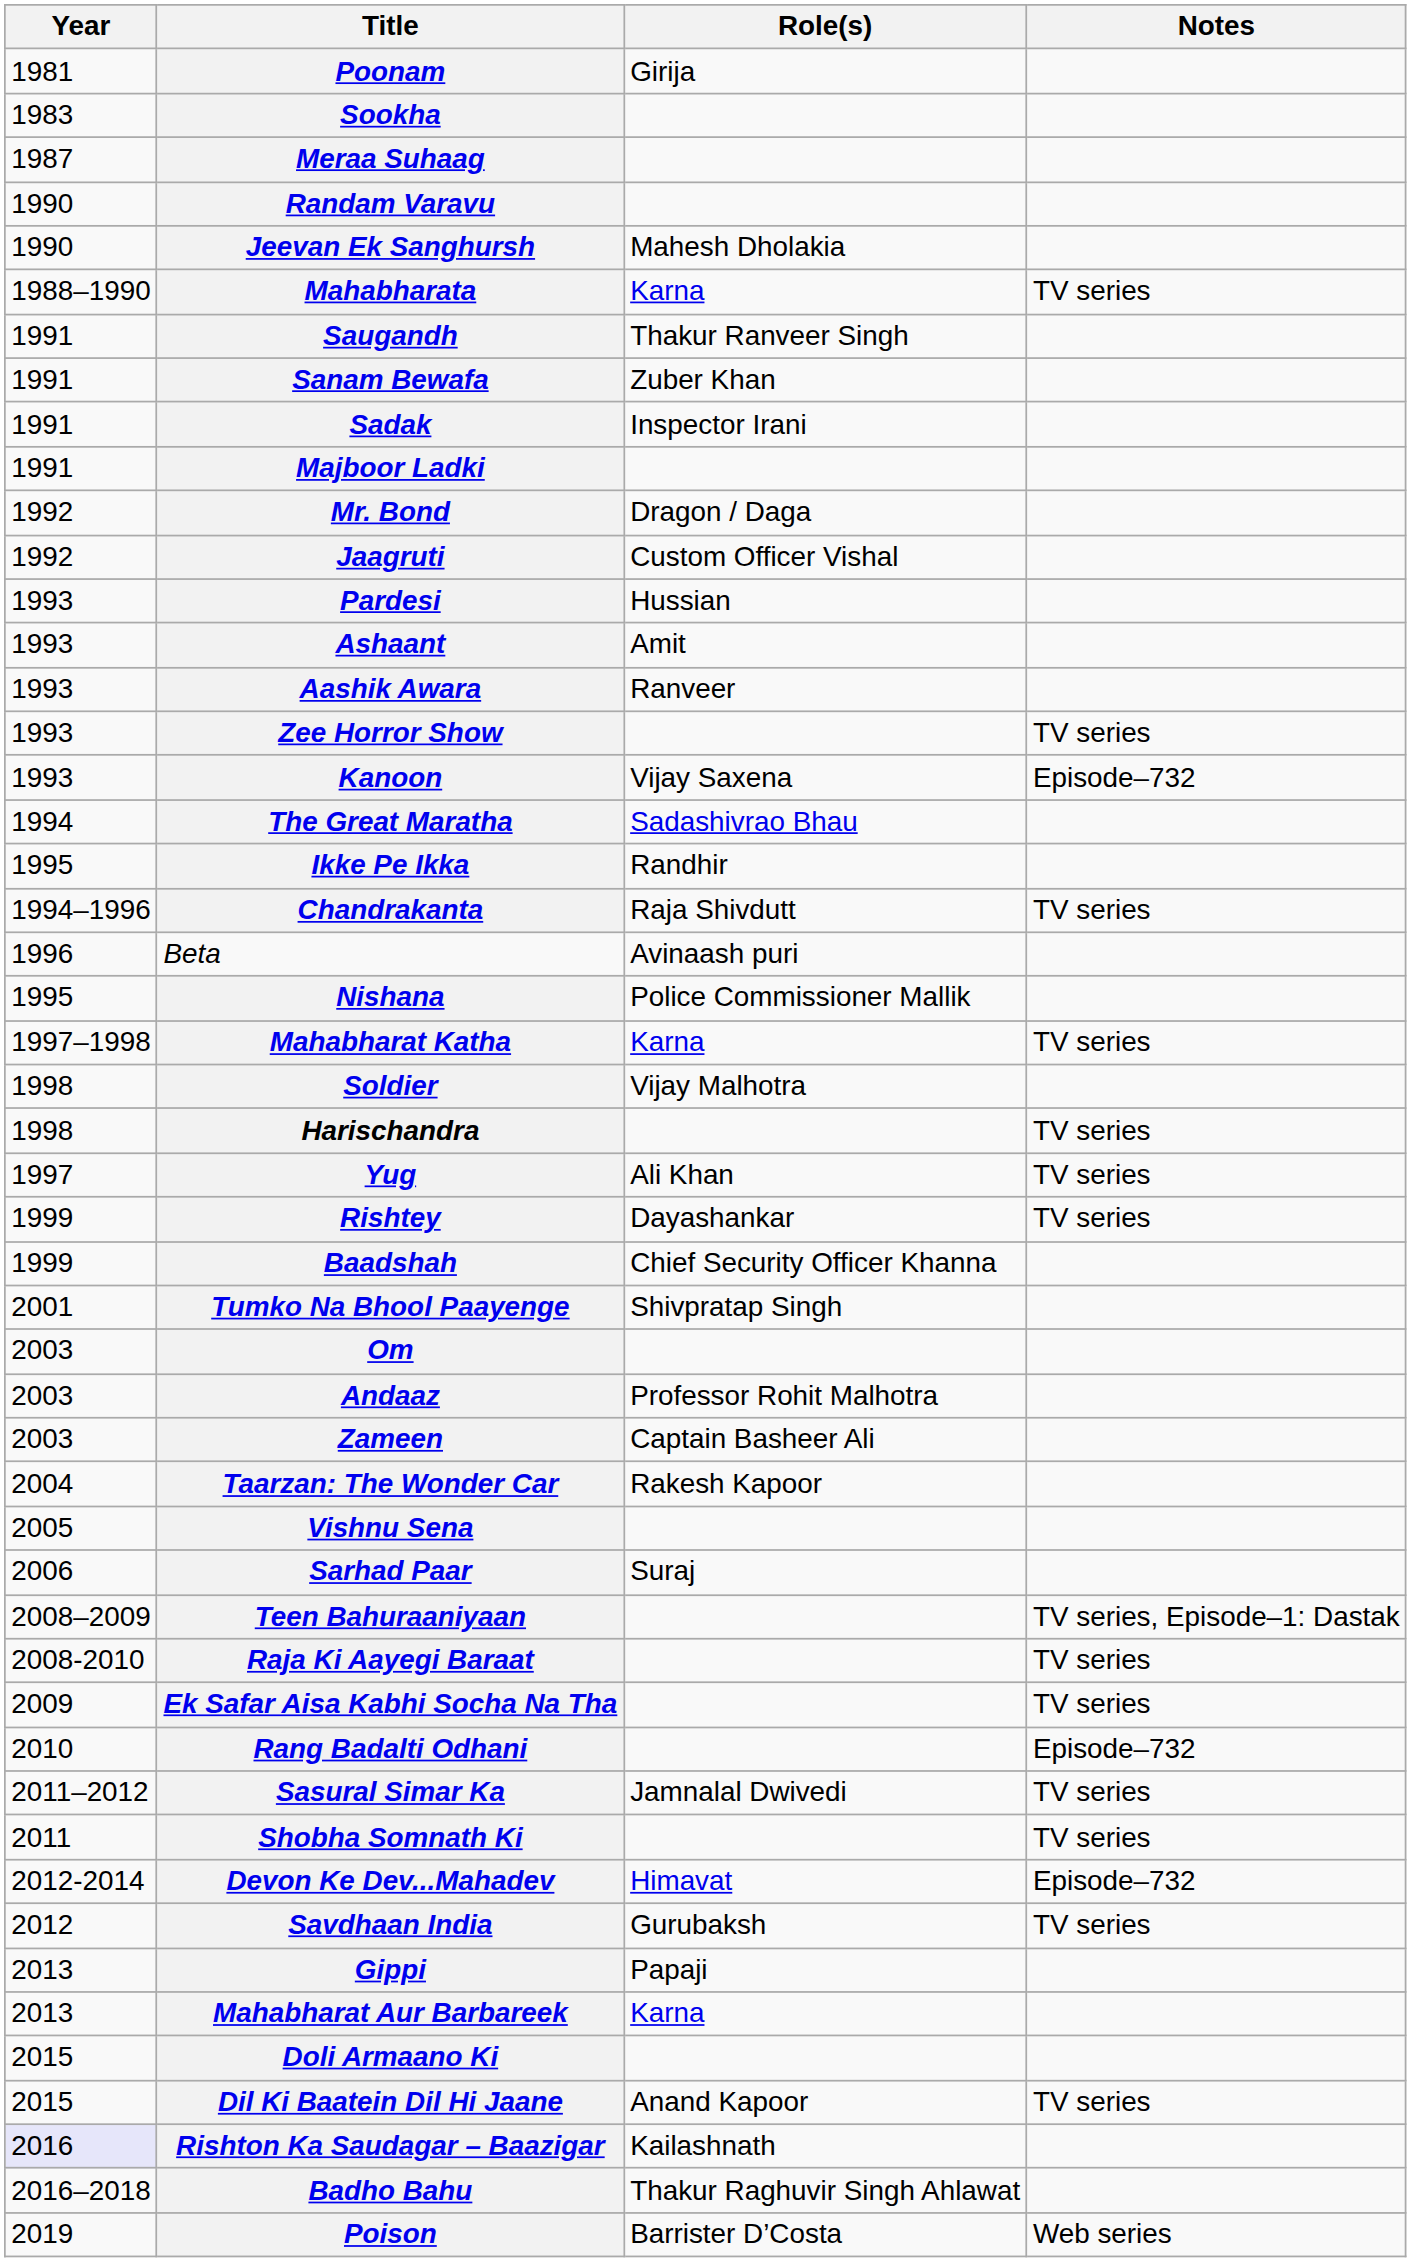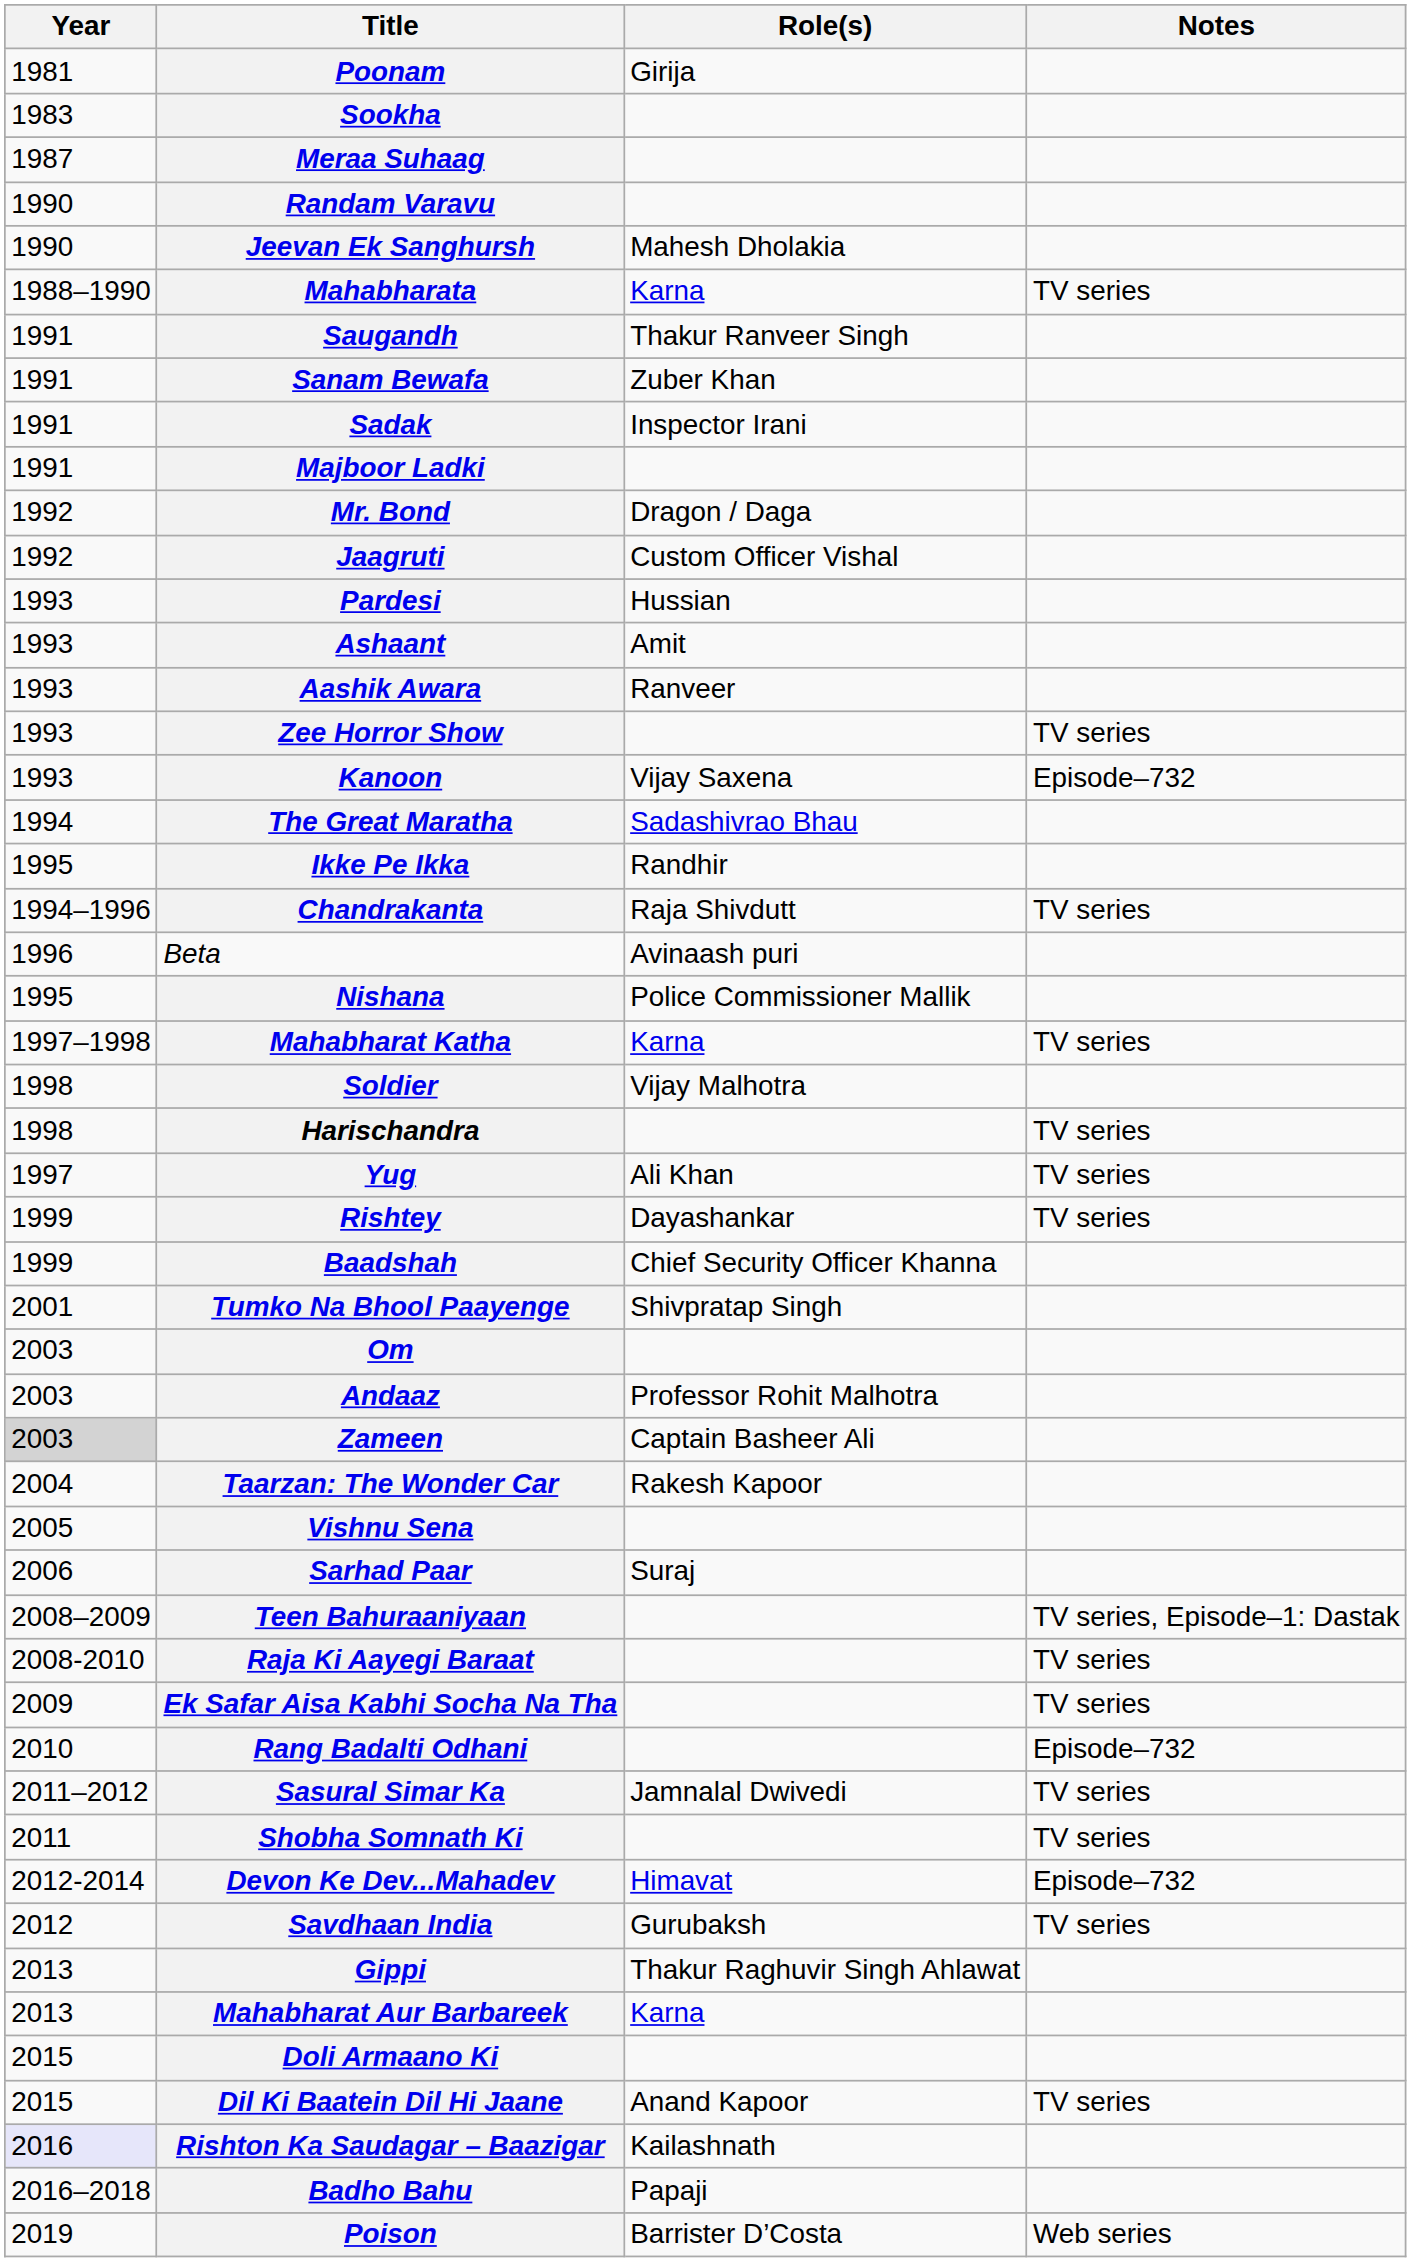(42, 1439) no background -> (42, 1439) lightgrey background
(669, 1969) Papaji -> (825, 1969) Thakur Raghuvir Singh Ahlawat
(825, 2190) Thakur Raghuvir Singh Ahlawat -> (669, 2190) Papaji
